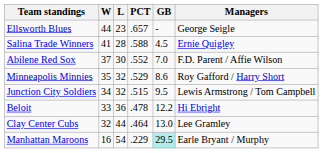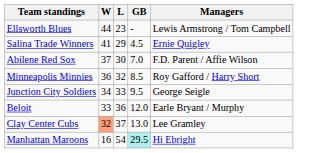- column: (140, 12)
(206, 28) George Seigle -> (222, 28) Lewis Armstrong / Tom Campbell
(121, 44) 28 -> (121, 44) 29
(106, 76) 35 -> (106, 76) 36
(161, 76) 8.6 -> (137, 76) 8.5
(121, 92) 32 -> (121, 92) 33
(246, 92) Lewis Armstrong / Tom Campbell -> (181, 92) George Seigle
(164, 108) 12.2 -> (139, 108) 12.0
(199, 108) Hi Ebright -> (198, 108) Earle Bryant / Murphy
(106, 124) no background -> (106, 124) lightsalmon background
(121, 124) 44 -> (121, 124) 37
(223, 140) Earle Bryant / Murphy -> (174, 140) Hi Ebright
